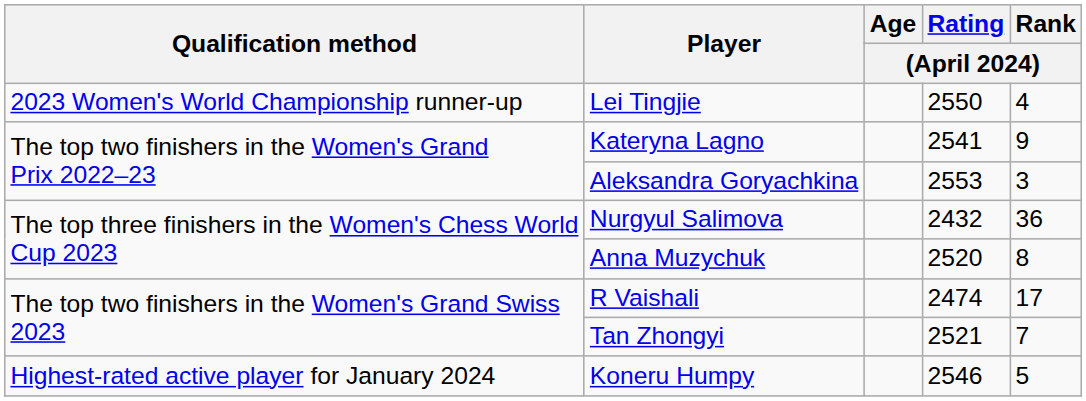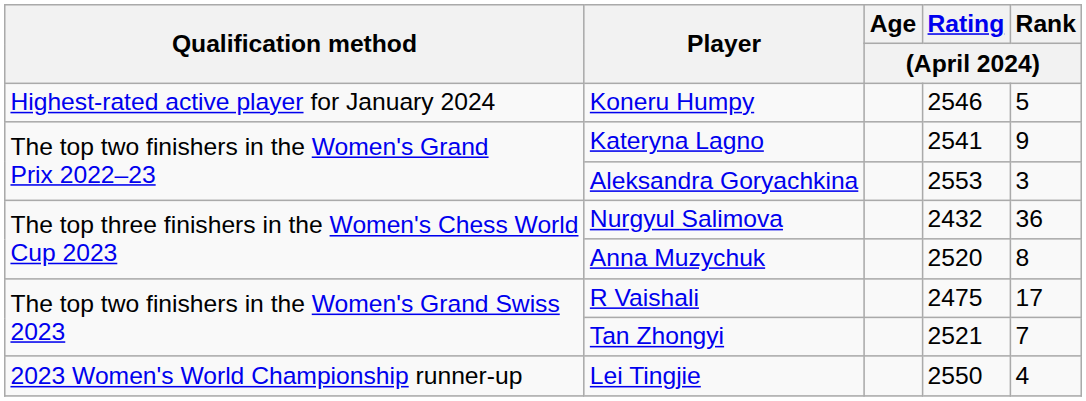rows swapped: (645, 102) <-> (672, 375)
(955, 297) 2474 -> (955, 297) 2475
